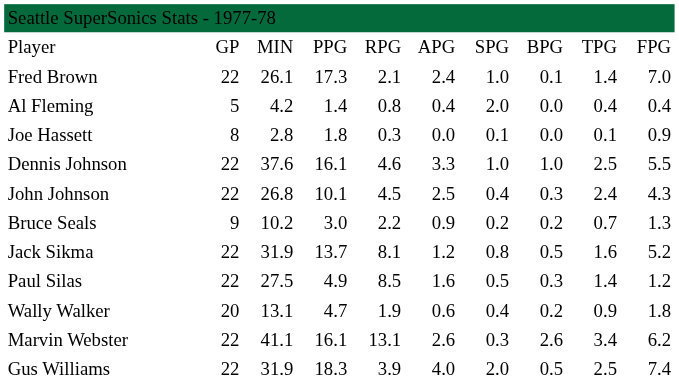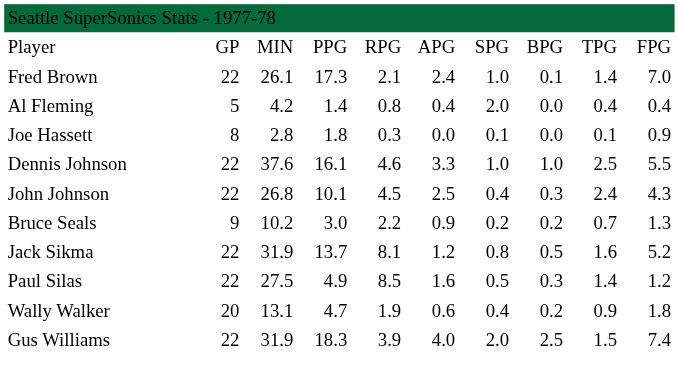- row: (68, 339)
(551, 369) 0.5 -> (551, 339) 2.5
(605, 369) 2.5 -> (605, 339) 1.5
